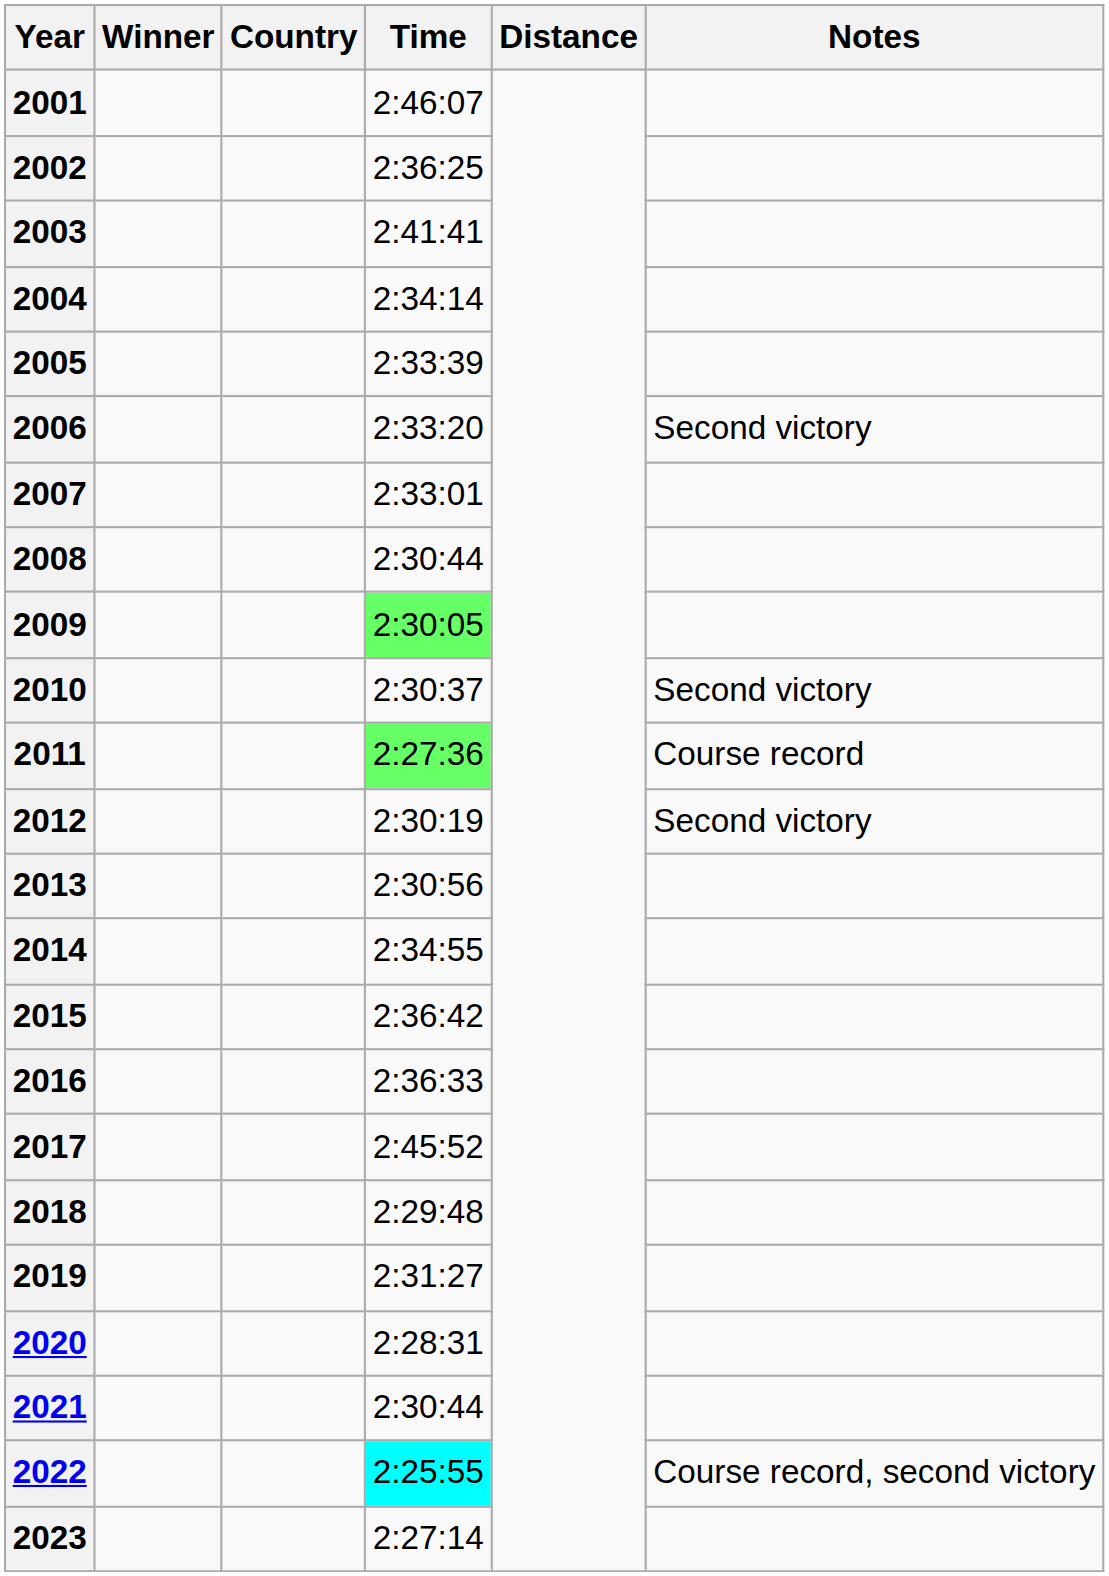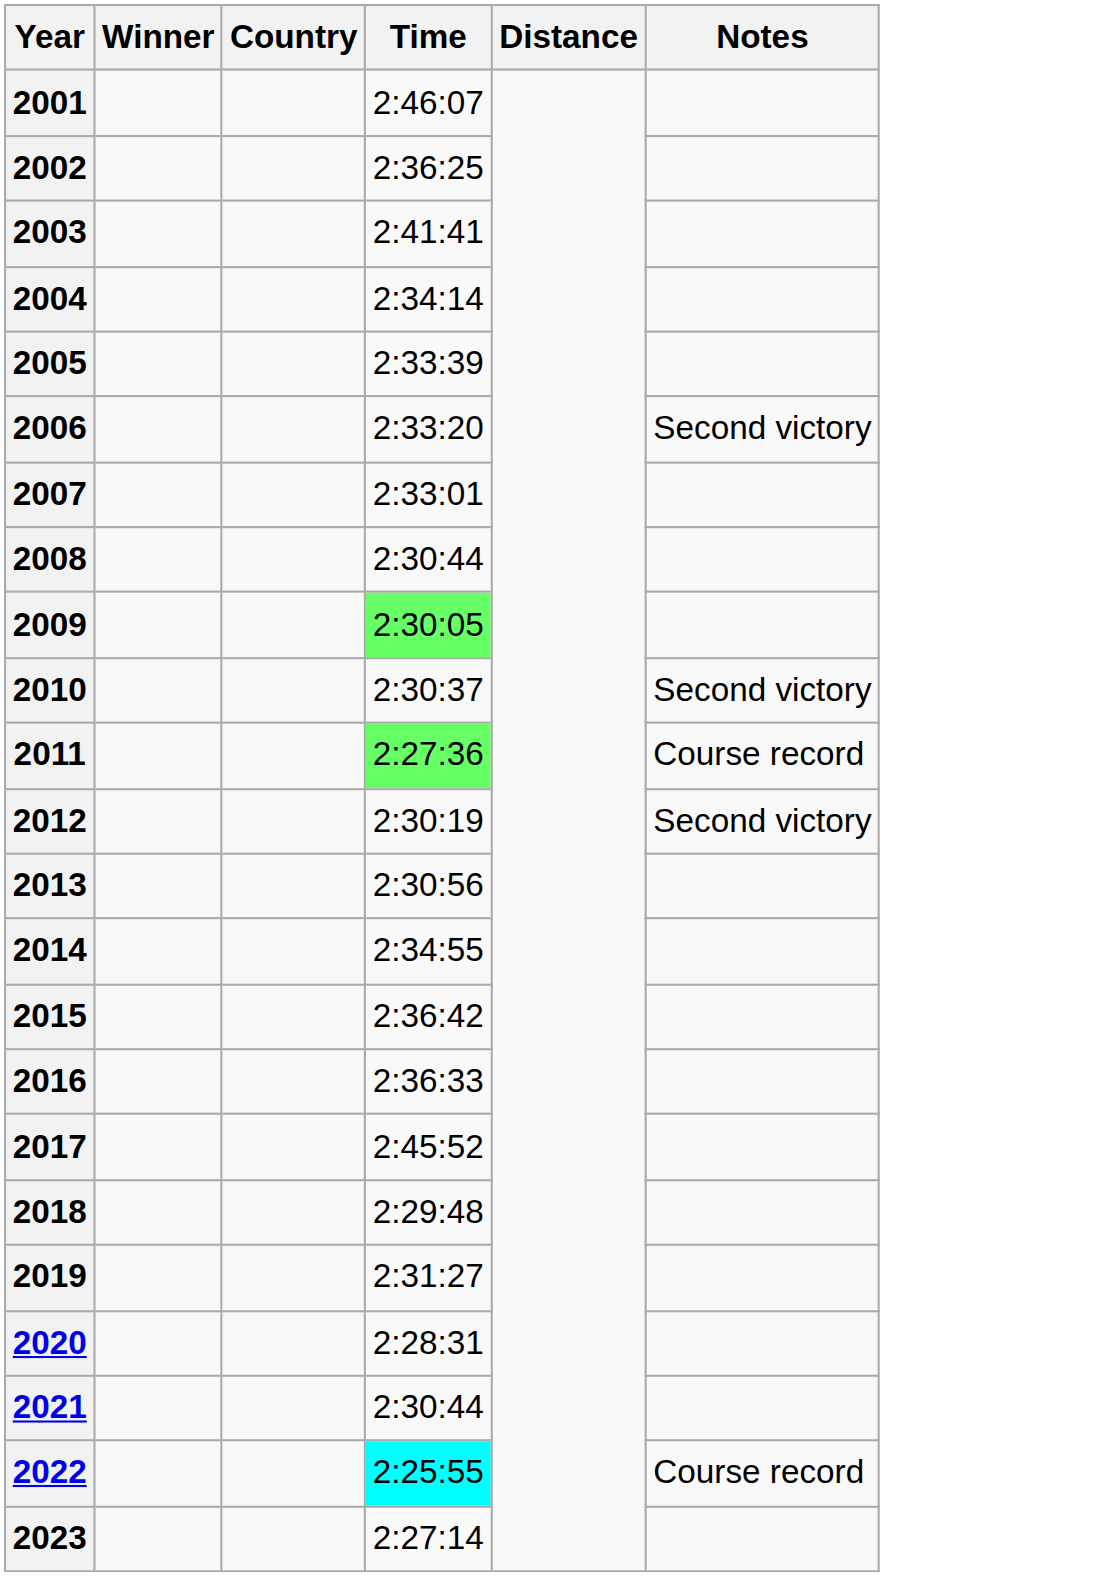(874, 1472) Course record, second victory -> (759, 1472) Course record
